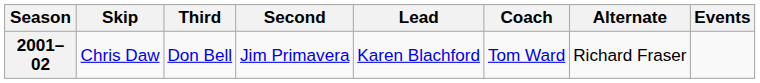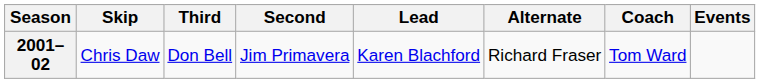columns swapped: (630, 18) <-> (527, 18)
